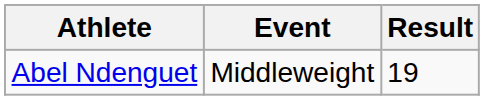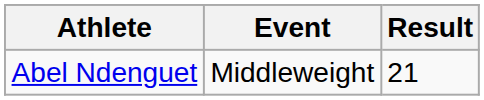(403, 72) 19 -> (403, 72) 21
